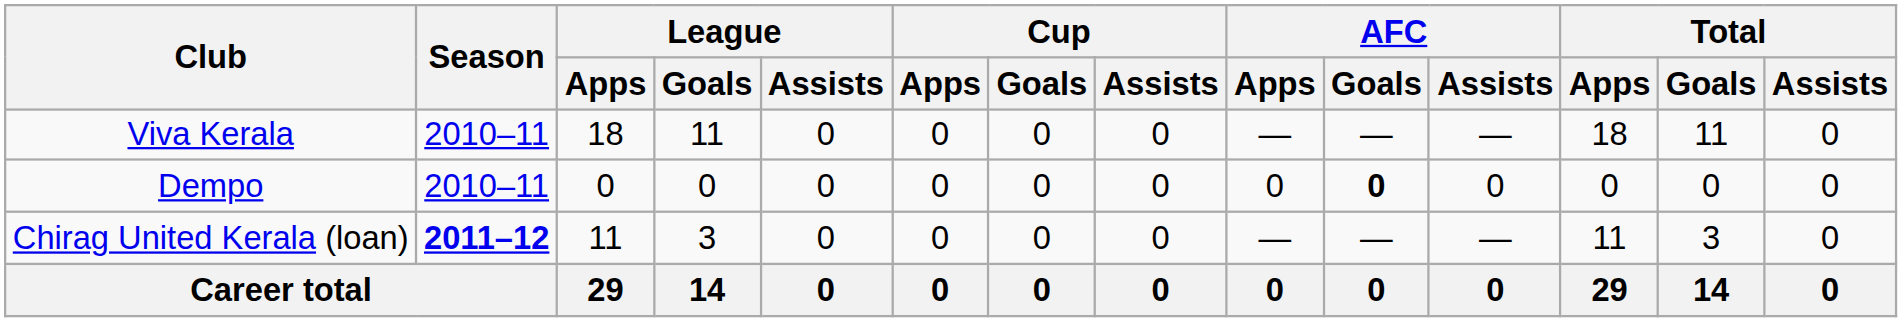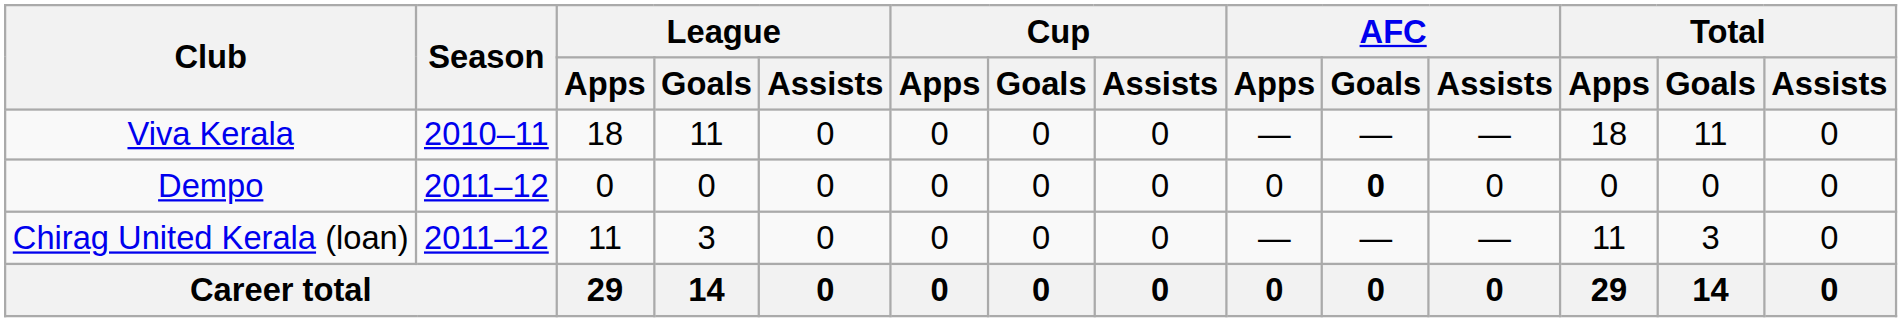(487, 186) 2010–11 -> (486, 186) 2011–12
(487, 238) bold -> (486, 238) normal
